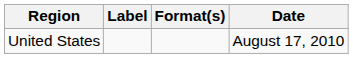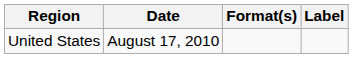columns swapped: (288, 16) <-> (127, 16)
